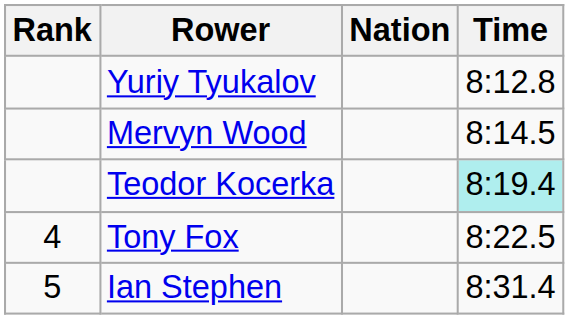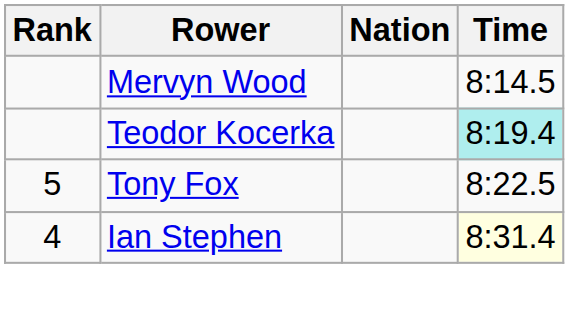- row: (211, 81)
(52, 236) 4 -> (52, 184) 5
(52, 287) 5 -> (52, 236) 4
(511, 287) no background -> (511, 236) lightyellow background
